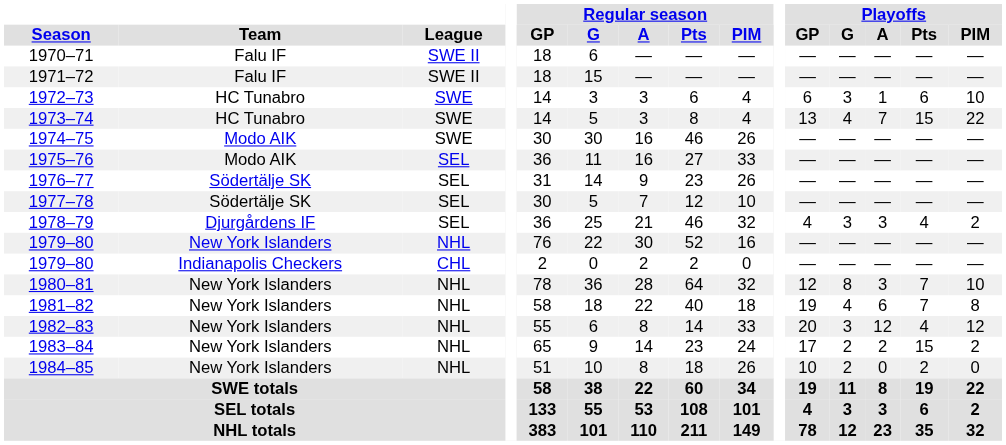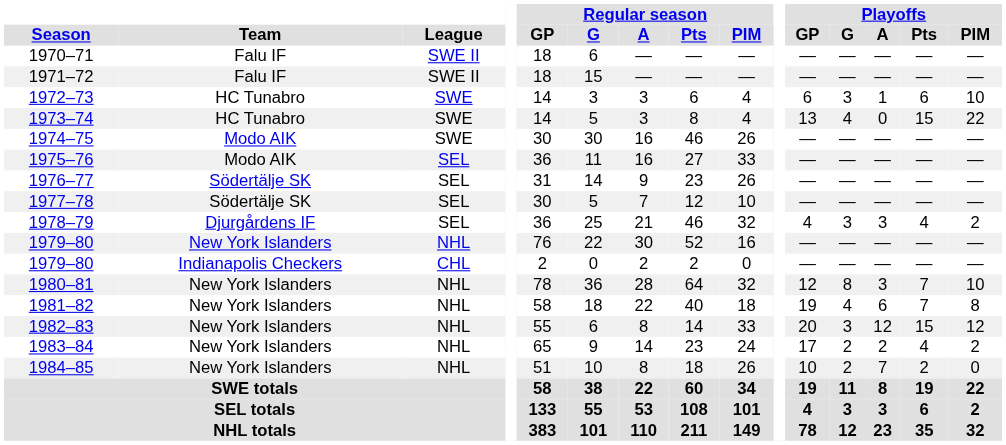(883, 118) 7 -> (883, 118) 0
(924, 326) 4 -> (924, 326) 15
(924, 347) 15 -> (924, 347) 4
(883, 367) 0 -> (883, 367) 7
